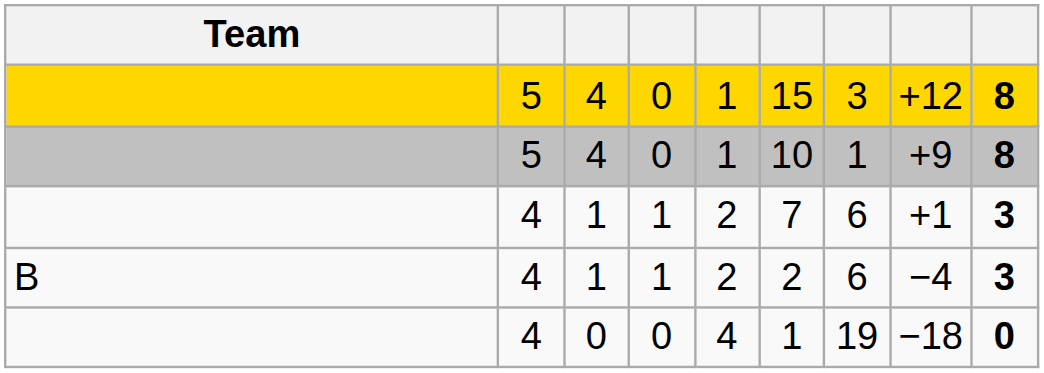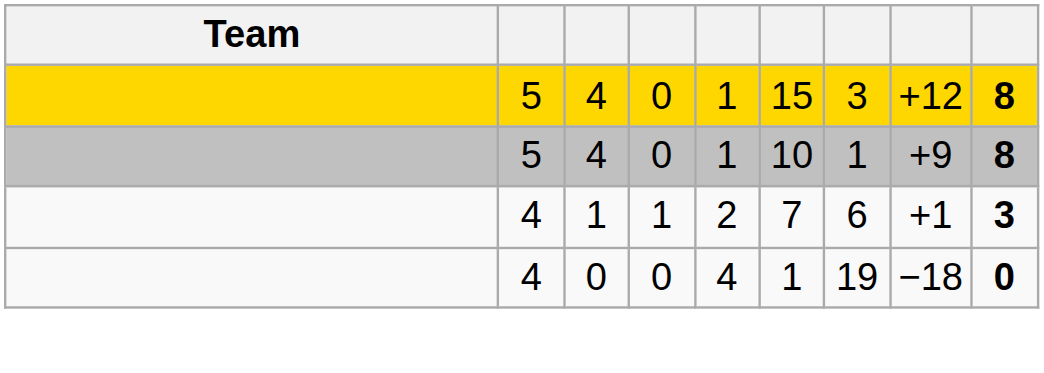- row: (27, 276)
